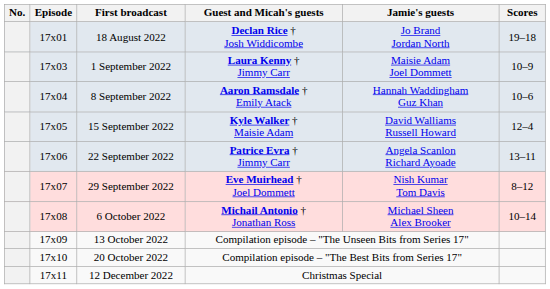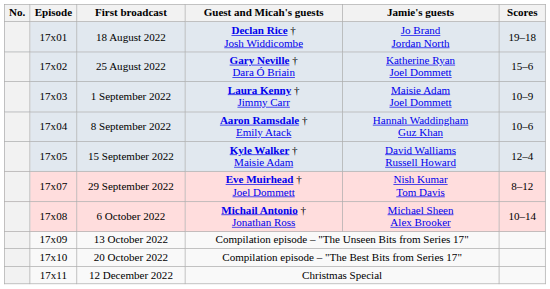+ row: (131, 66)
- row: (131, 156)
